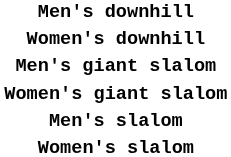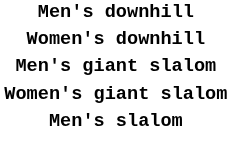- row: (116, 148)
